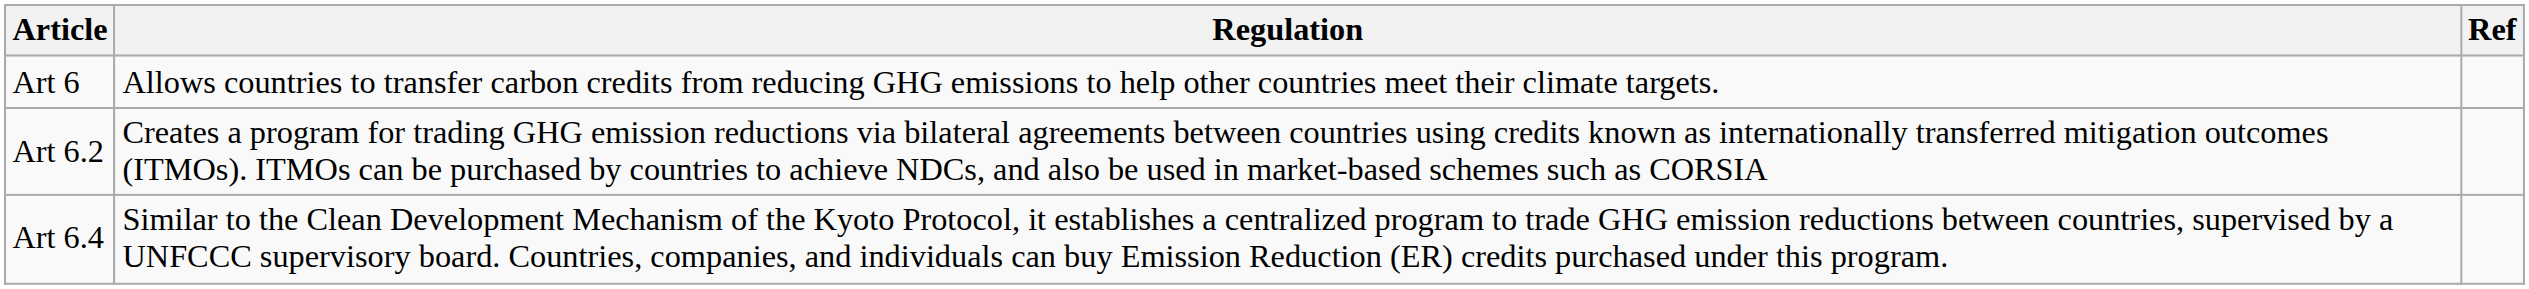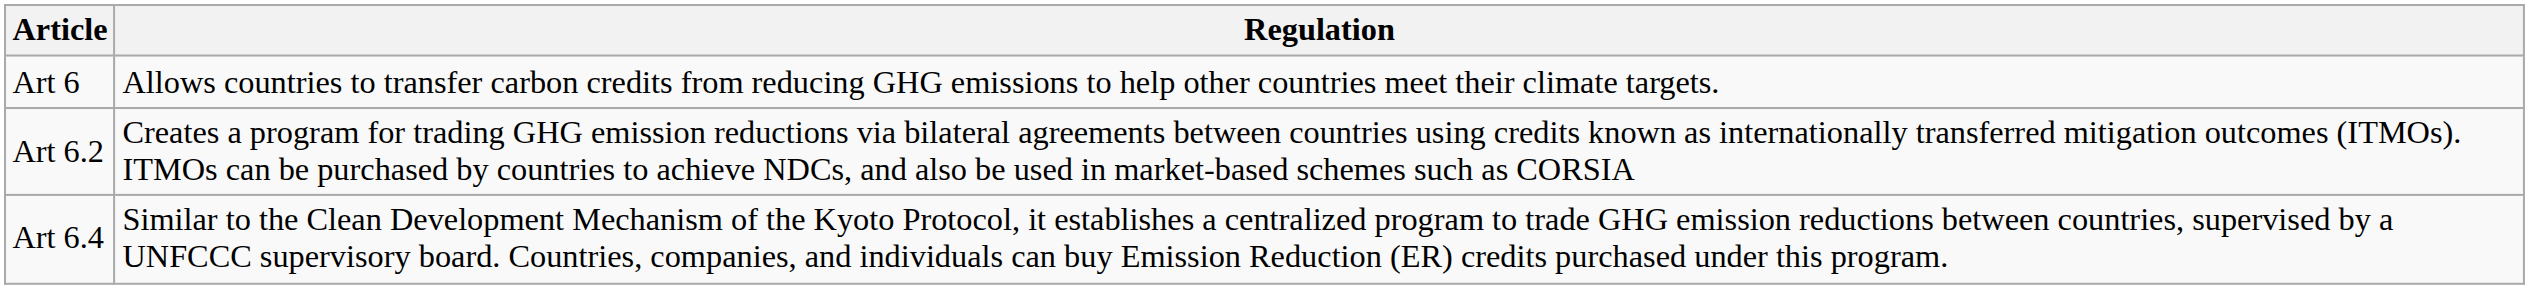- column: (2492, 30)
